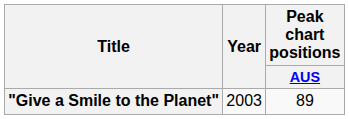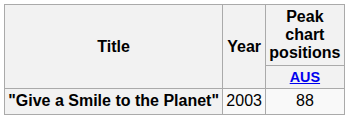(305, 101) 89 -> (305, 101) 88
